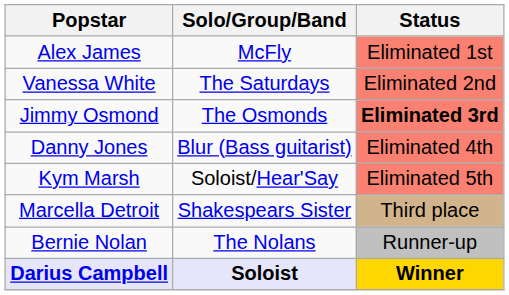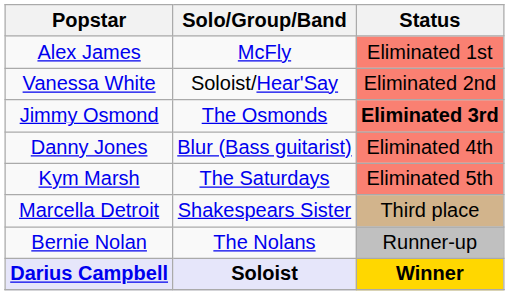(264, 83) The Saturdays -> (264, 83) Soloist/Hear'Say
(264, 178) Soloist/Hear'Say -> (264, 178) The Saturdays
